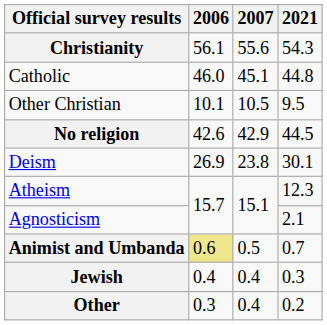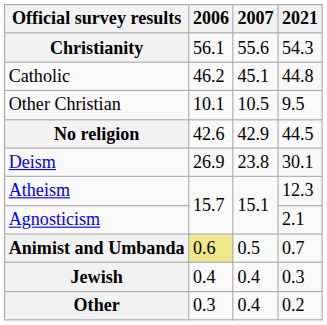(209, 76) 46.0 -> (209, 76) 46.2
